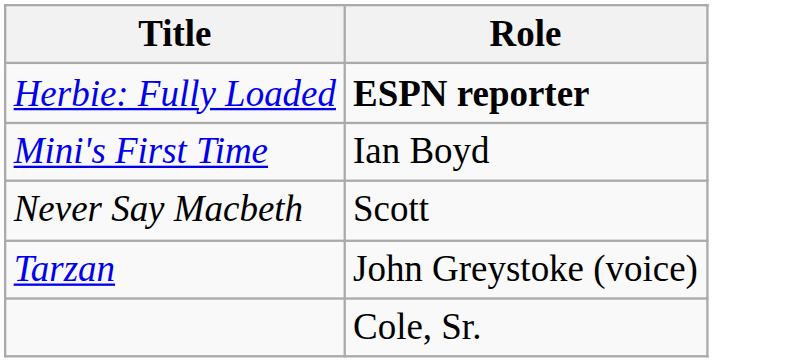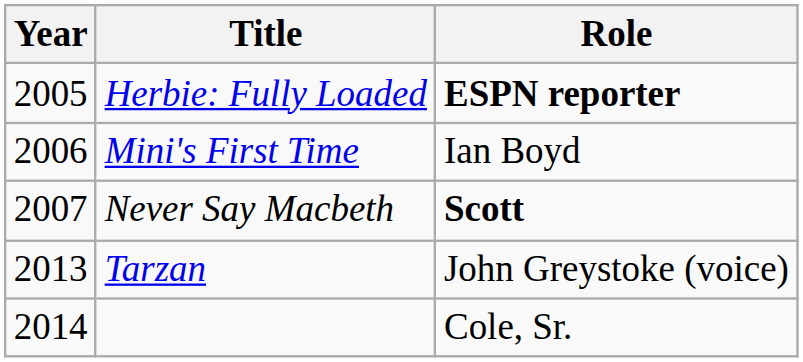+ column: (51, 33)
(391, 209) normal -> (484, 209) bold
